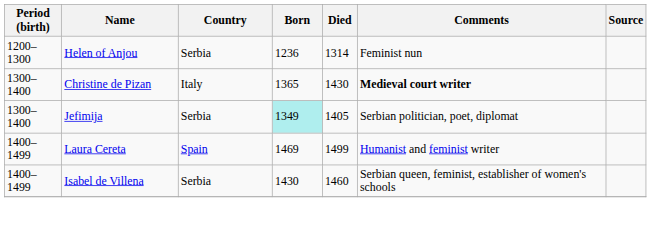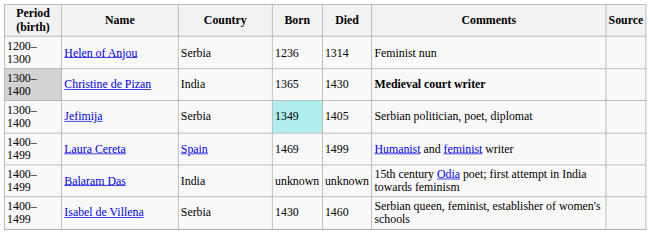(22, 84) no background -> (22, 84) lightgrey background
(192, 84) Italy -> (193, 84) India
+ row: (95, 181)
